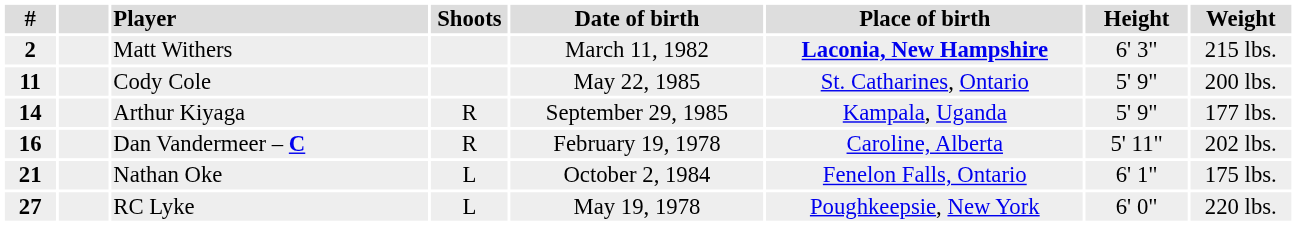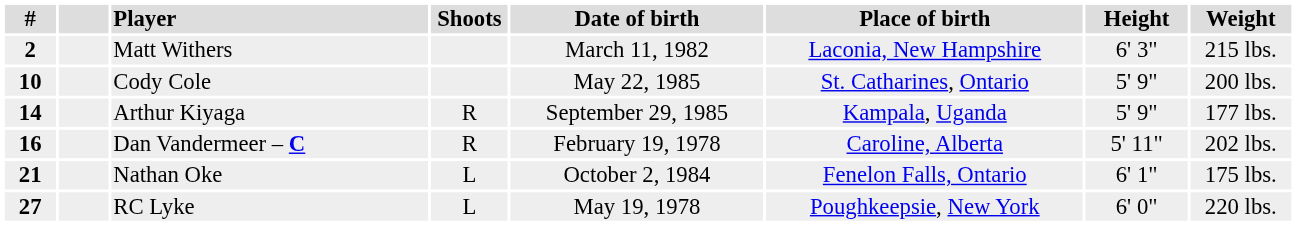(925, 50) bold -> (925, 50) normal
(30, 81) 11 -> (30, 81) 10
